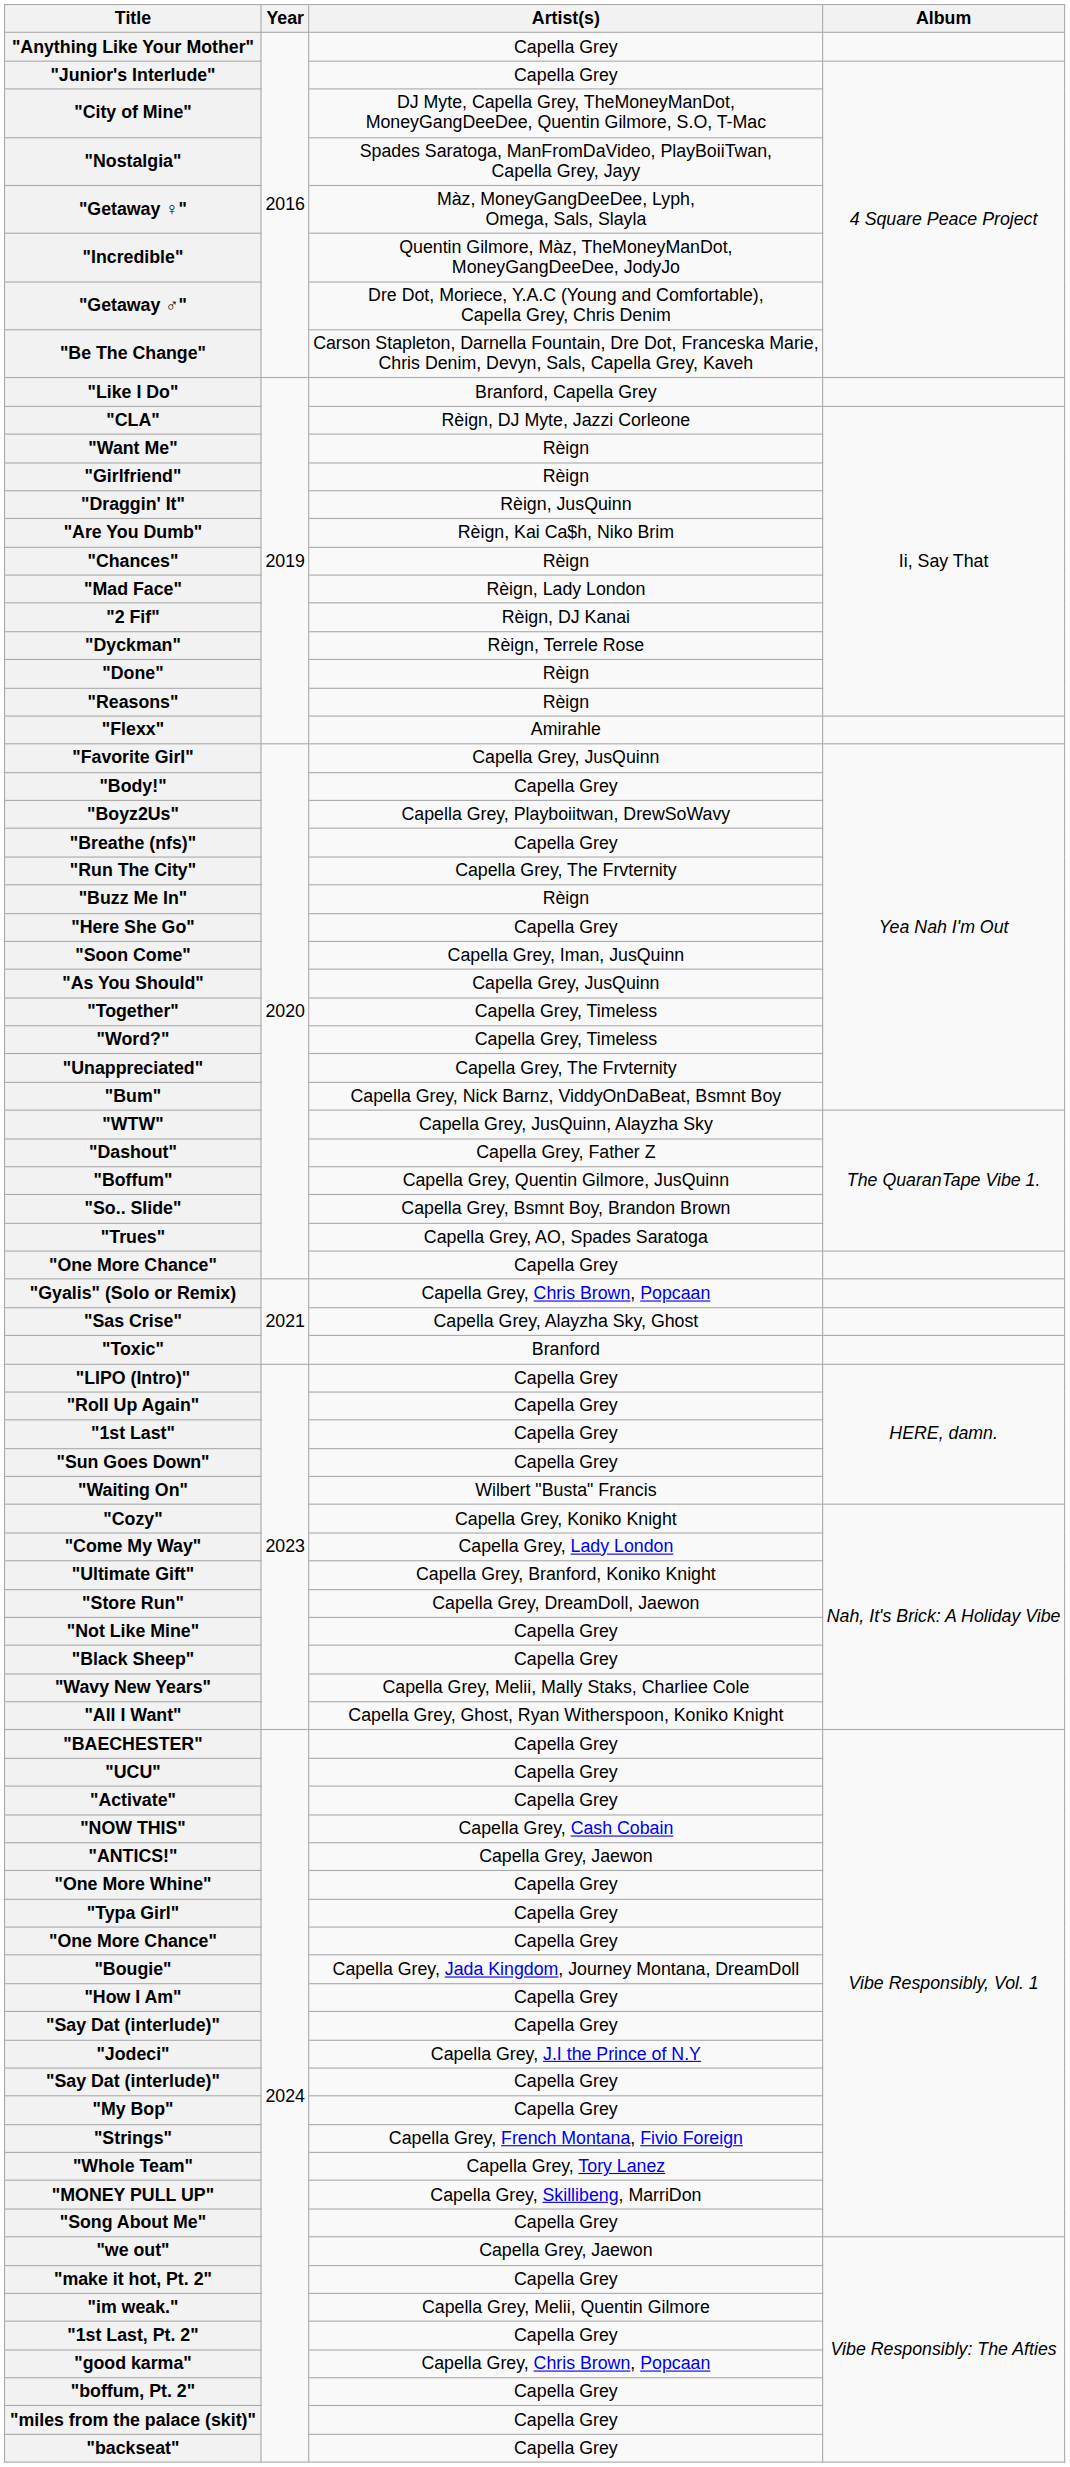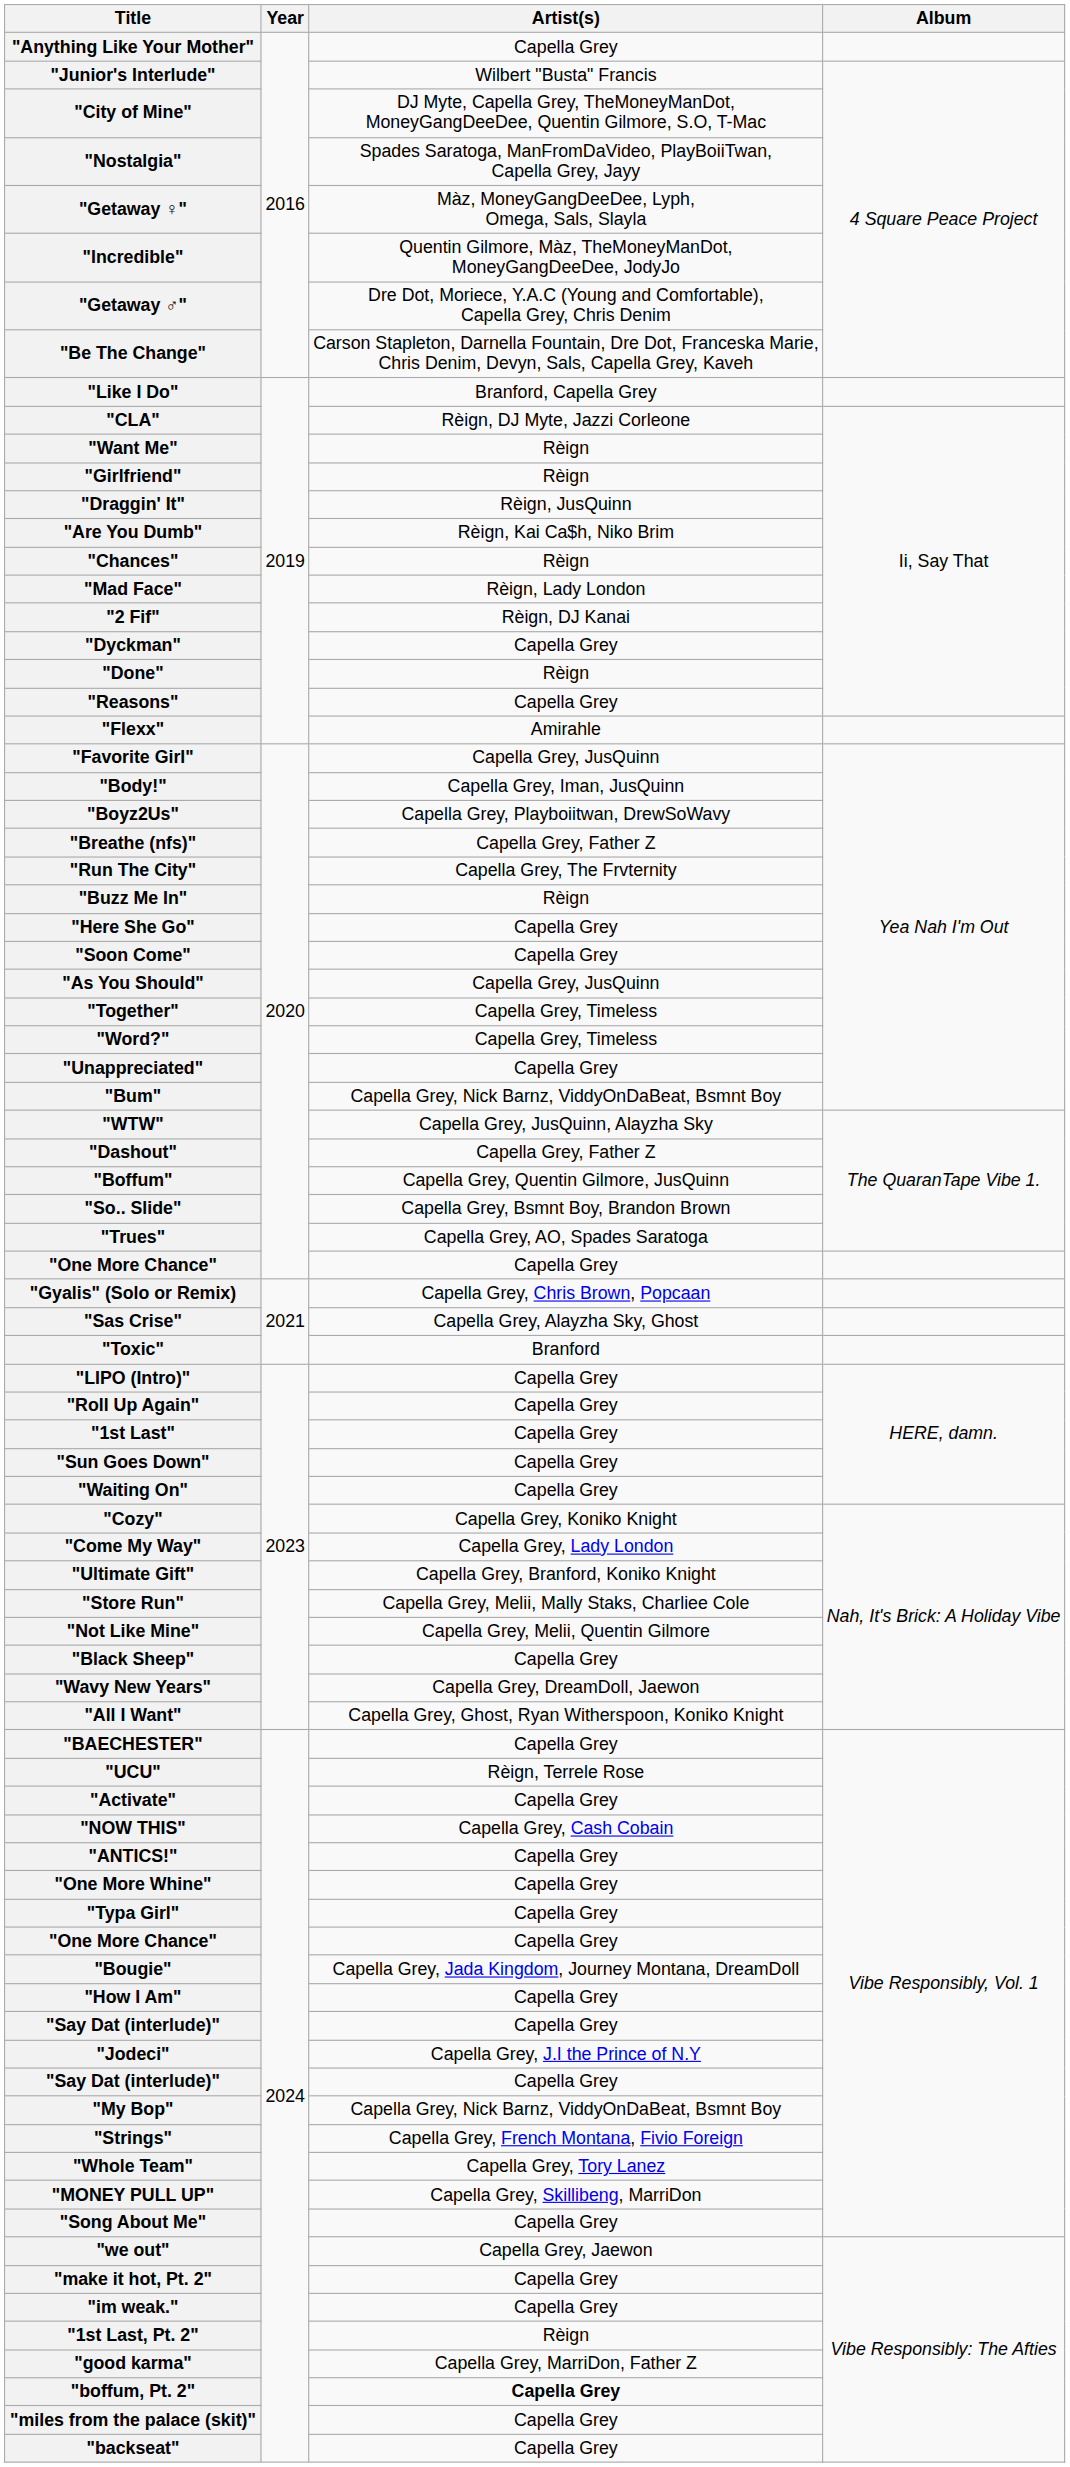(566, 74) Capella Grey -> (566, 74) Wilbert "Busta" Francis
(566, 645) Rèign, Terrele Rose -> (566, 645) Capella Grey
(566, 701) Rèign -> (566, 701) Capella Grey
(566, 786) Capella Grey -> (566, 786) Capella Grey, Iman, JusQuinn
(566, 842) Capella Grey -> (566, 842) Capella Grey, Father Z
(566, 955) Capella Grey, Iman, JusQuinn -> (566, 955) Capella Grey
(566, 1067) Capella Grey, The Frvternity -> (566, 1067) Capella Grey
(566, 1490) Wilbert "Busta" Francis -> (566, 1490) Capella Grey
(566, 1603) Capella Grey, DreamDoll, Jaewon -> (566, 1603) Capella Grey, Melii, Mally Staks, Charliee Cole
(566, 1631) Capella Grey -> (566, 1631) Capella Grey, Melii, Quentin Gilmore
(566, 1687) Capella Grey, Melii, Mally Staks, Charliee Cole -> (566, 1687) Capella Grey, DreamDoll, Jaewon
(566, 1772) Capella Grey -> (566, 1772) Rèign, Terrele Rose
(566, 1856) Capella Grey, Jaewon -> (566, 1856) Capella Grey
(566, 2110) Capella Grey -> (566, 2110) Capella Grey, Nick Barnz, ViddyOnDaBeat, Bsmnt Boy
(566, 2307) Capella Grey, Melii, Quentin Gilmore -> (566, 2307) Capella Grey
(566, 2335) Capella Grey -> (566, 2335) Rèign
(566, 2363) Capella Grey, Chris Brown, Popcaan -> (566, 2363) Capella Grey, MarriDon, Father Z
(566, 2391) normal -> (566, 2391) bold
